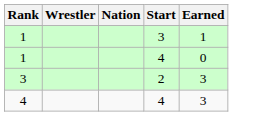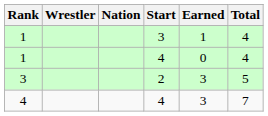+ column: (245, 15)
